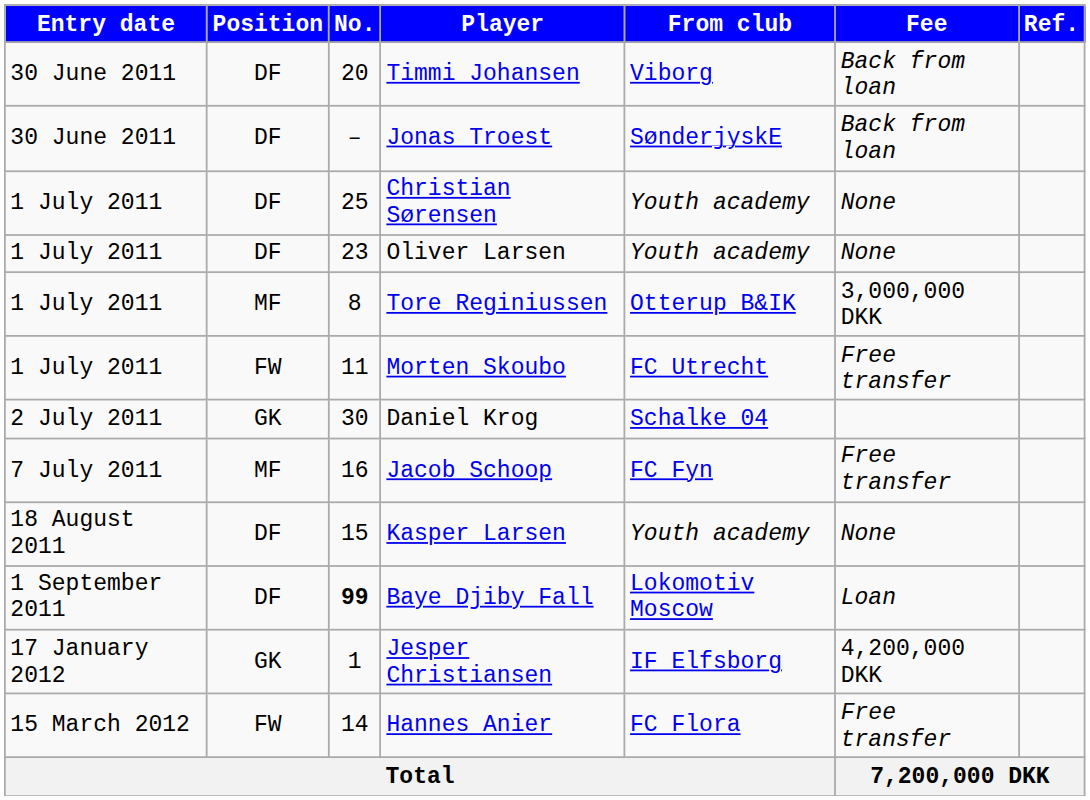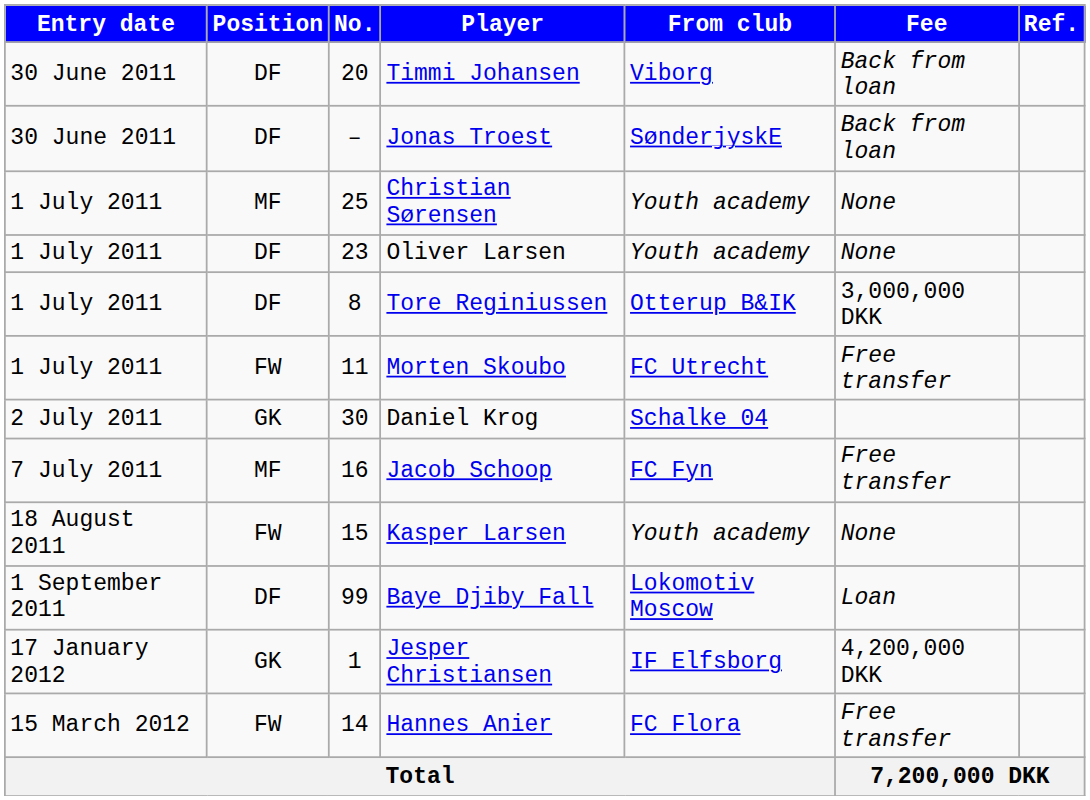(268, 203) DF -> (268, 203) MF
(268, 304) MF -> (268, 304) DF
(268, 534) DF -> (268, 534) FW
(355, 598) bold -> (355, 598) normal
